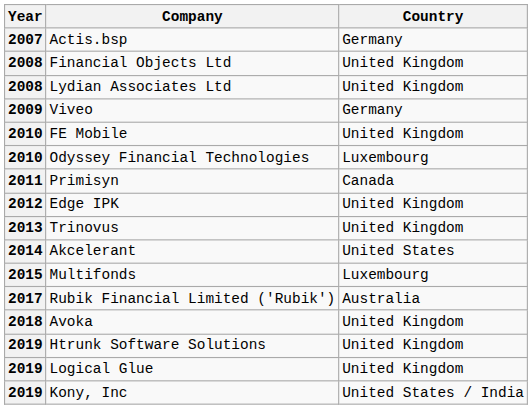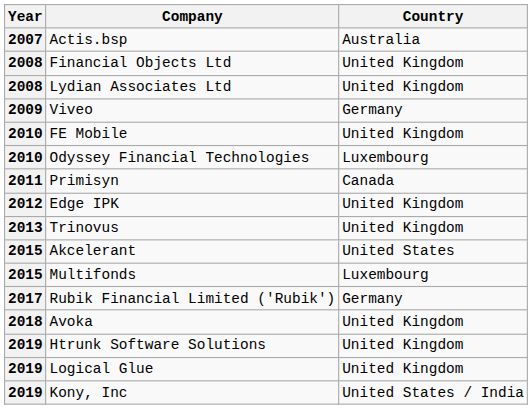(372, 40) Germany -> (381, 40) Australia
(25, 251) 2014 -> (25, 251) 2015
(381, 299) Australia -> (372, 299) Germany
